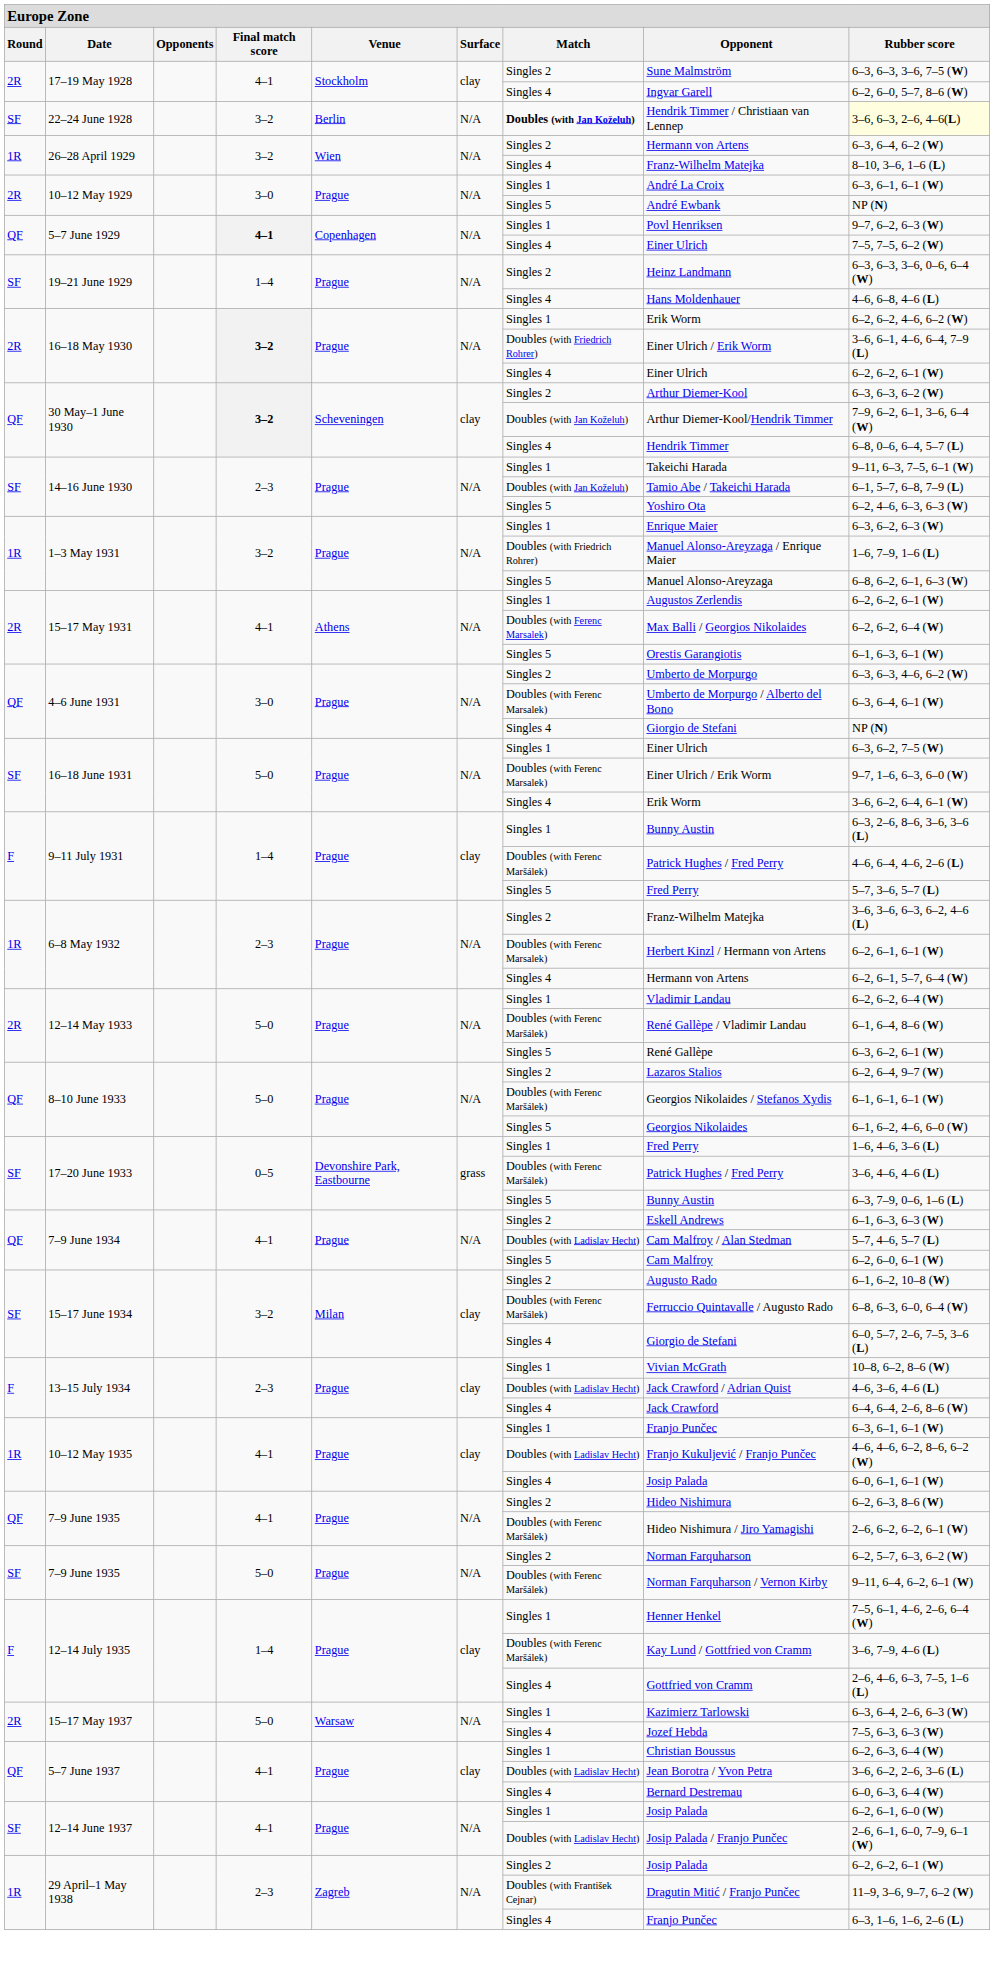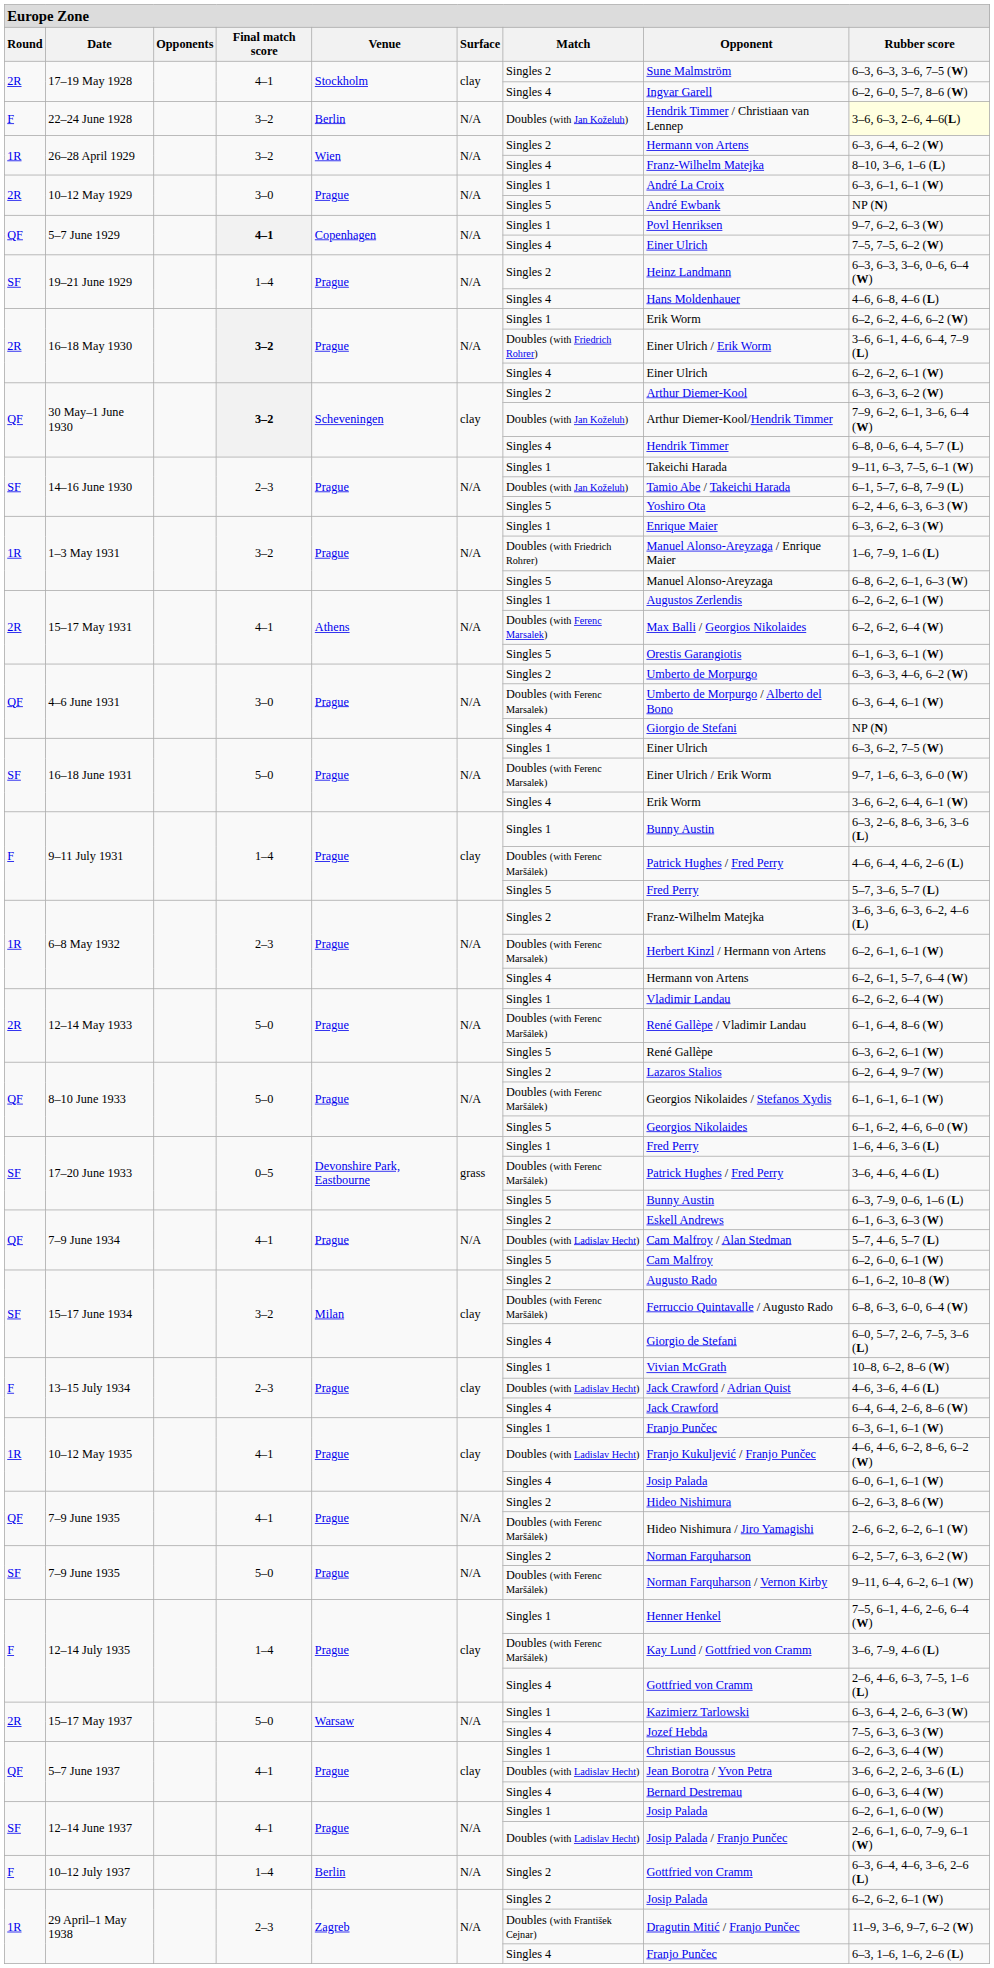(14, 118) SF -> (11, 118) F
(570, 118) bold -> (567, 118) normal
+ row: (89, 1872)
